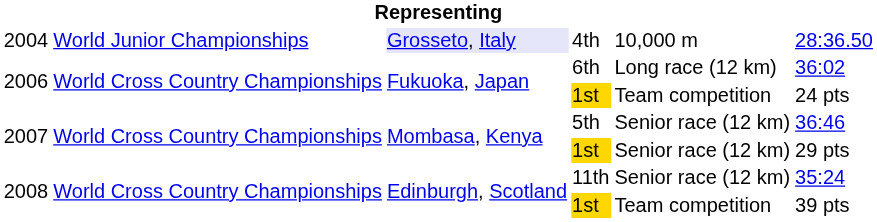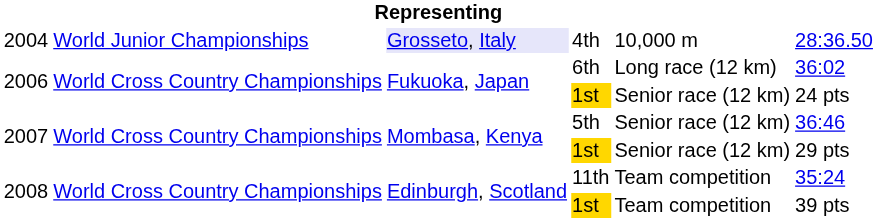(693, 95) Team competition -> (702, 95) Senior race (12 km)
(702, 177) Senior race (12 km) -> (693, 177) Team competition
